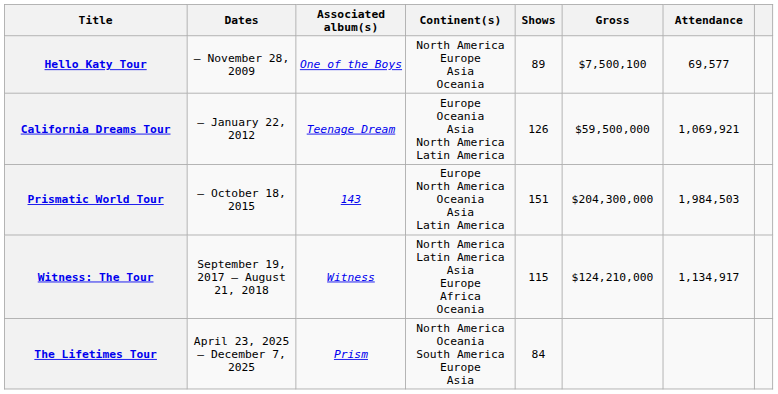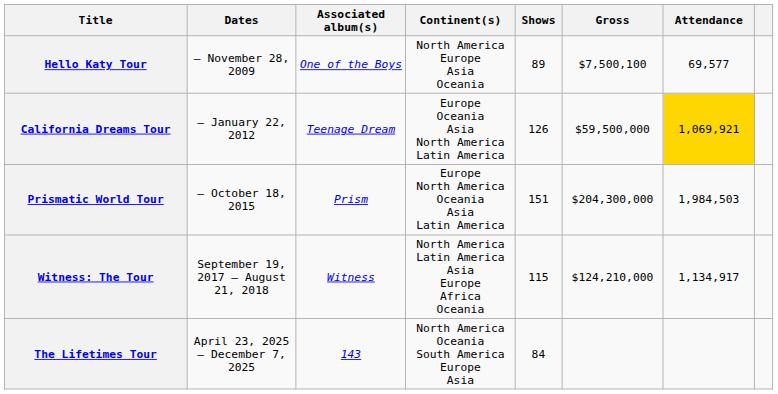(709, 129) no background -> (709, 129) gold background
(351, 199) 143 -> (351, 199) Prism
(351, 354) Prism -> (351, 354) 143
